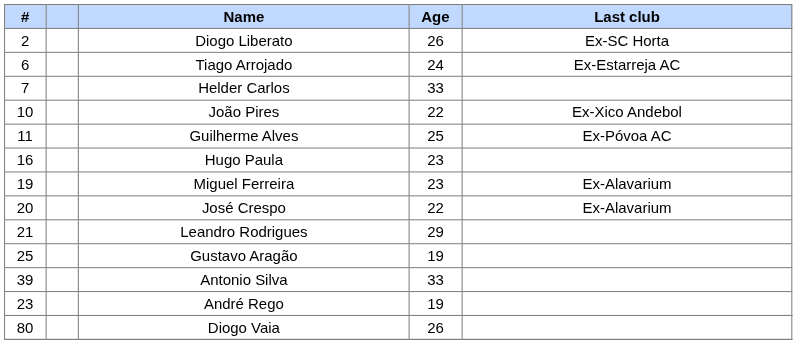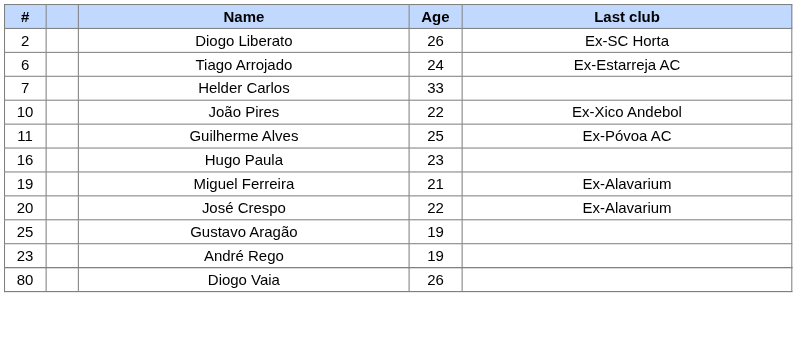(435, 184) 23 -> (435, 184) 21
- row: (244, 232)
- row: (244, 280)
